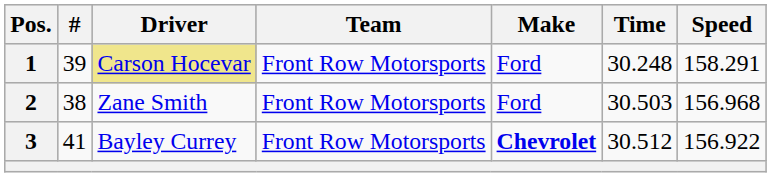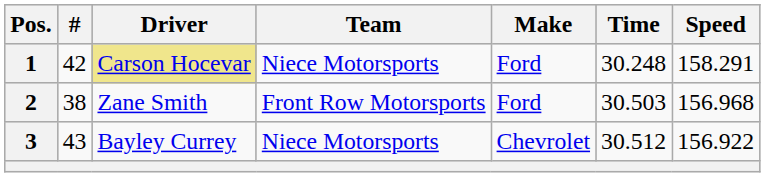(75, 63) 39 -> (75, 63) 42
(374, 63) Front Row Motorsports -> (350, 63) Niece Motorsports
(75, 141) 41 -> (75, 141) 43
(374, 141) Front Row Motorsports -> (350, 141) Niece Motorsports
(546, 141) bold -> (543, 141) normal
